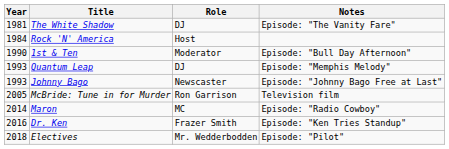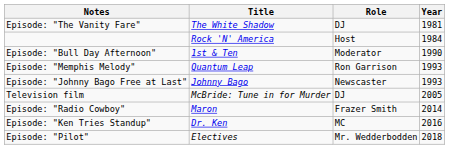columns swapped: (17, 11) <-> (352, 11)
(180, 67) DJ -> (366, 67) Ron Garrison
(206, 95) Ron Garrison -> (340, 95) DJ
(180, 109) MC -> (366, 109) Frazer Smith
(206, 123) Frazer Smith -> (340, 123) MC
